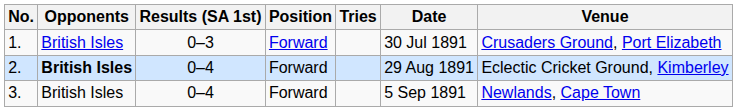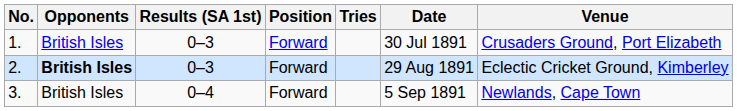(200, 67) 0–4 -> (200, 67) 0–3
